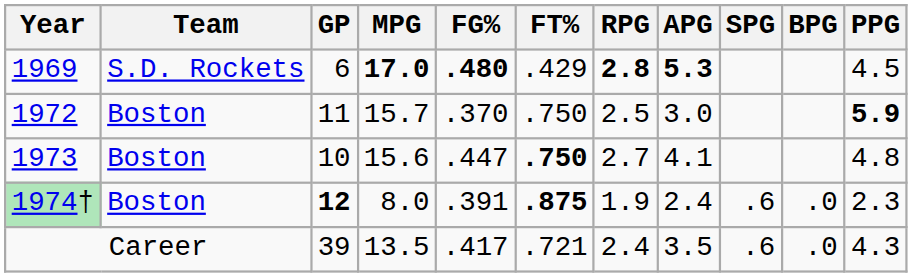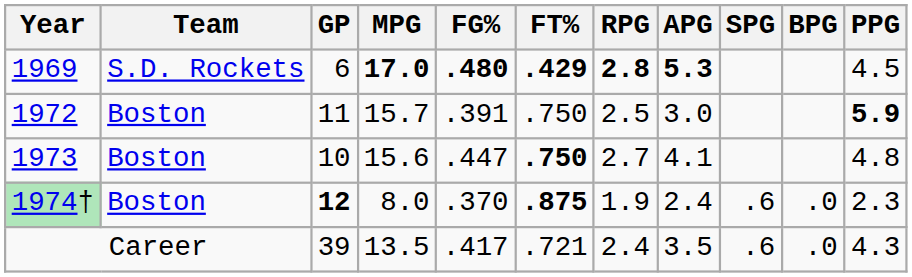(555, 72) normal -> (555, 72) bold
(476, 116) .370 -> (476, 116) .391
(476, 205) .391 -> (476, 205) .370
